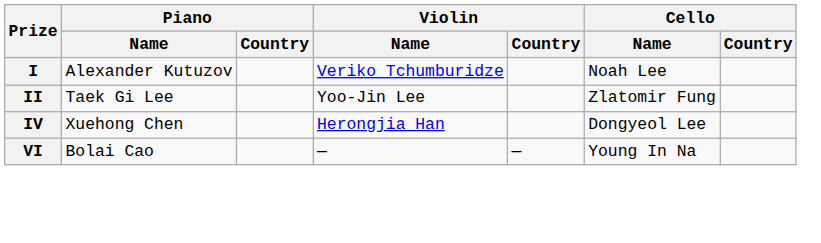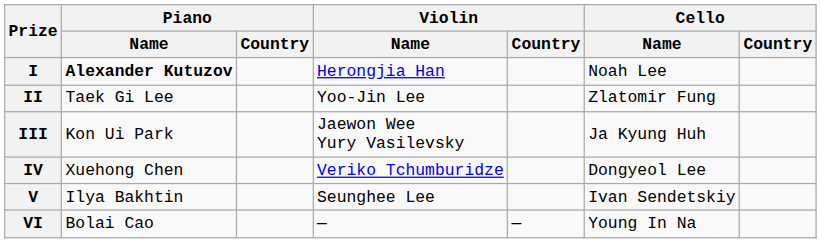(149, 71) normal -> (149, 71) bold
(410, 71) Veriko Tchumburidze -> (381, 71) Herongjia Han
+ row: (33, 134)
(381, 125) Herongjia Han -> (410, 170) Veriko Tchumburidze
+ row: (33, 197)
